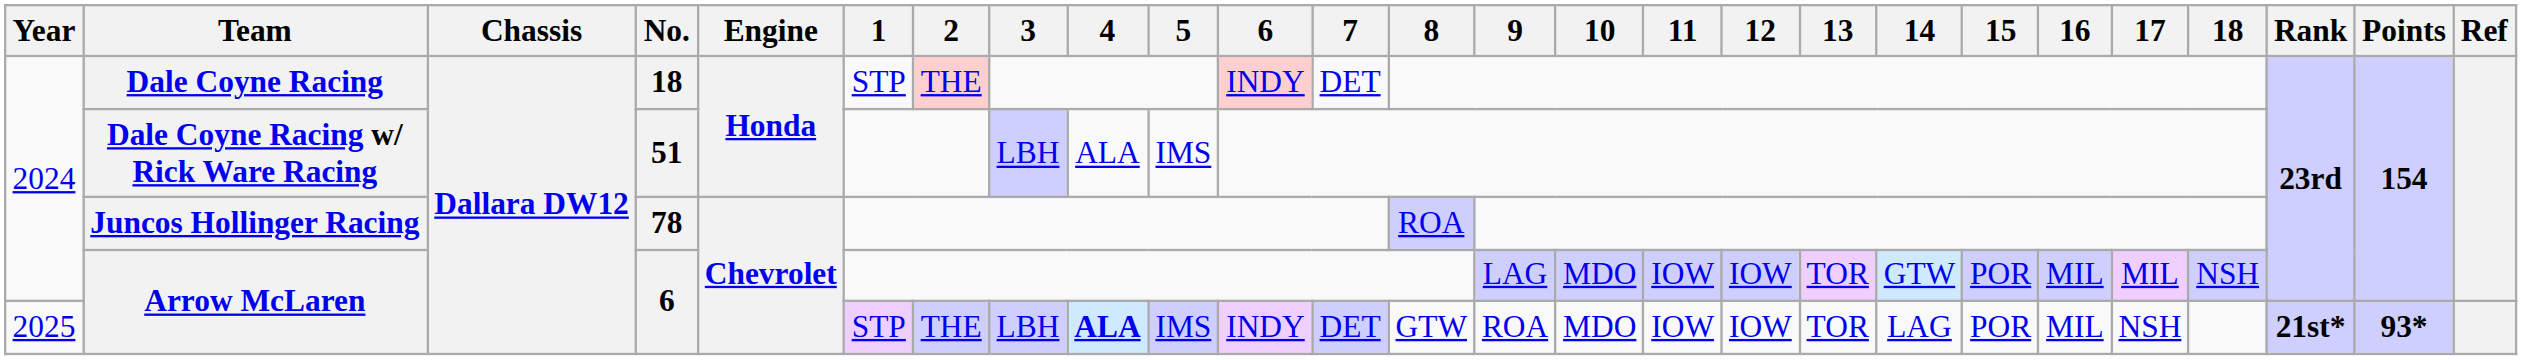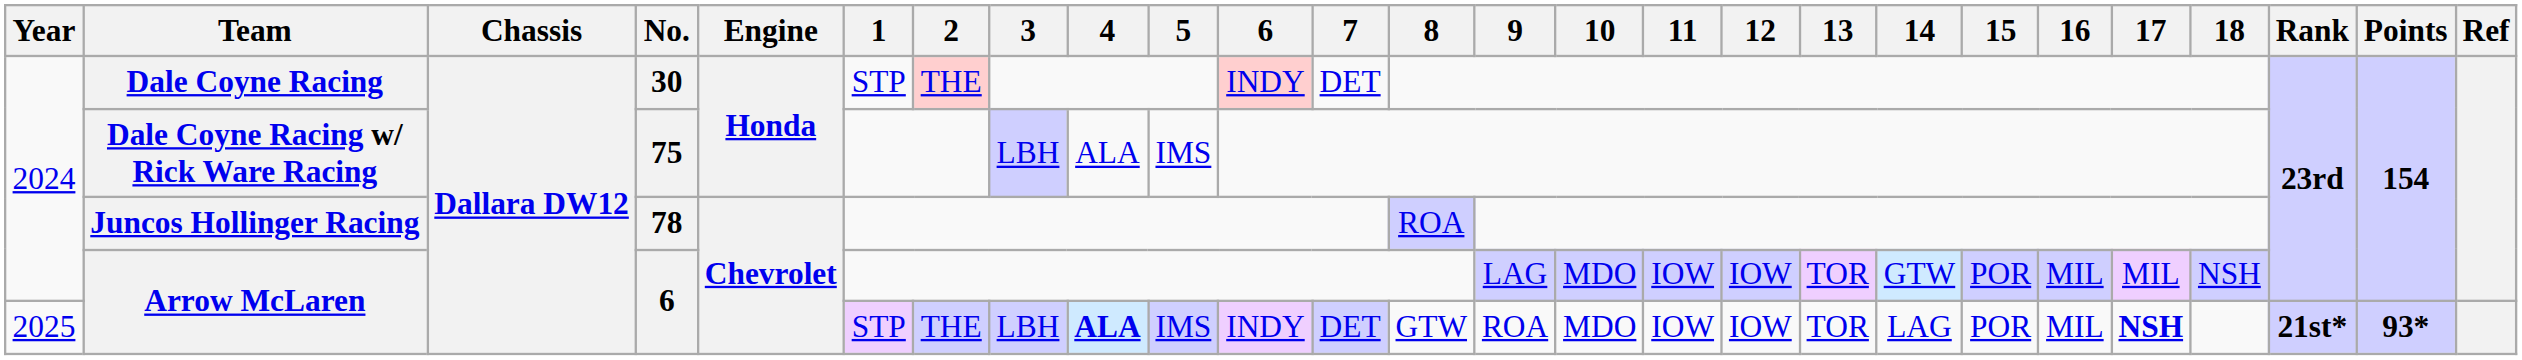(667, 81) 18 -> (667, 81) 30
(667, 152) 51 -> (667, 152) 75
(2150, 326) normal -> (2151, 326) bold
